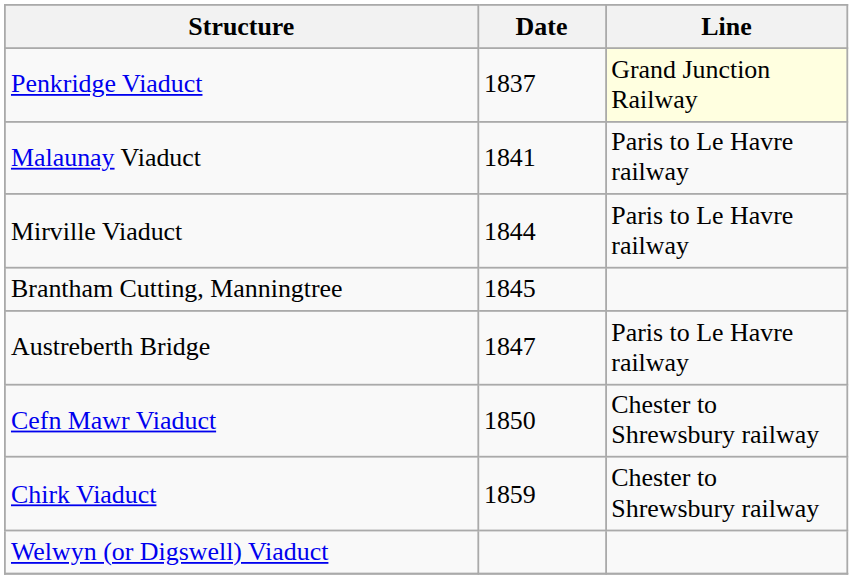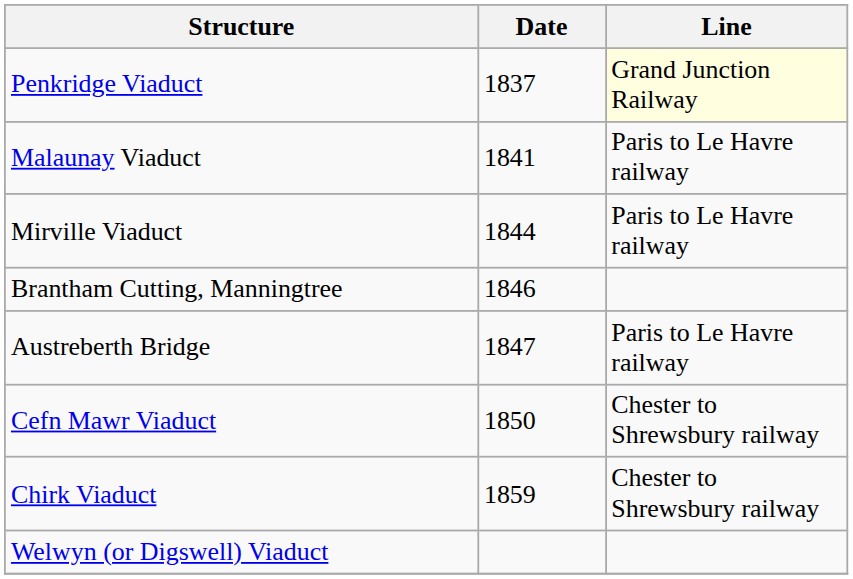(510, 289) 1845 -> (510, 289) 1846
